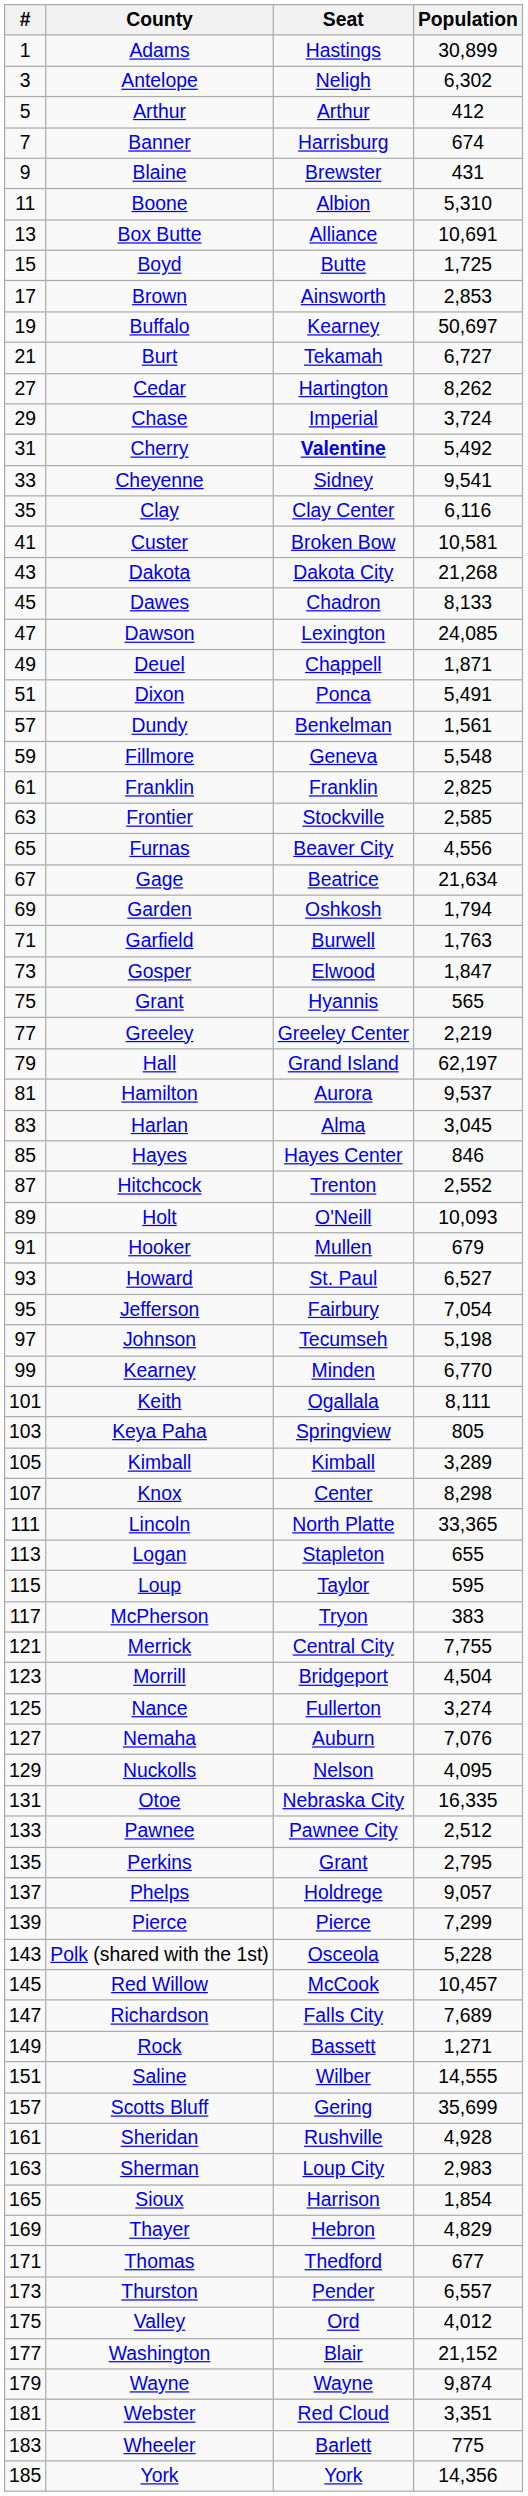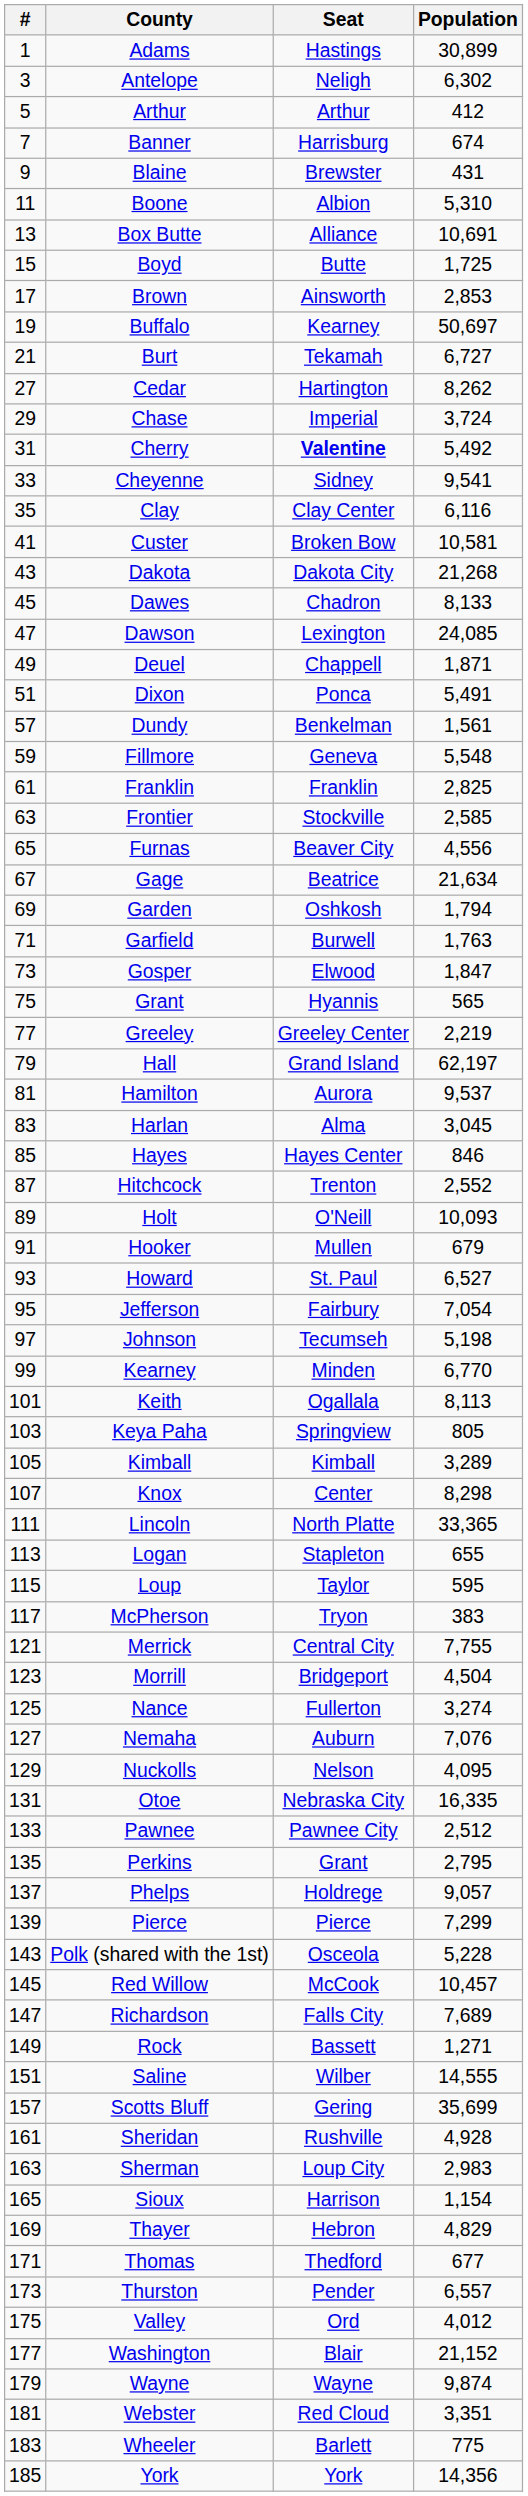(468, 1401) 8,111 -> (468, 1401) 8,113
(468, 2199) 1,854 -> (468, 2199) 1,154
